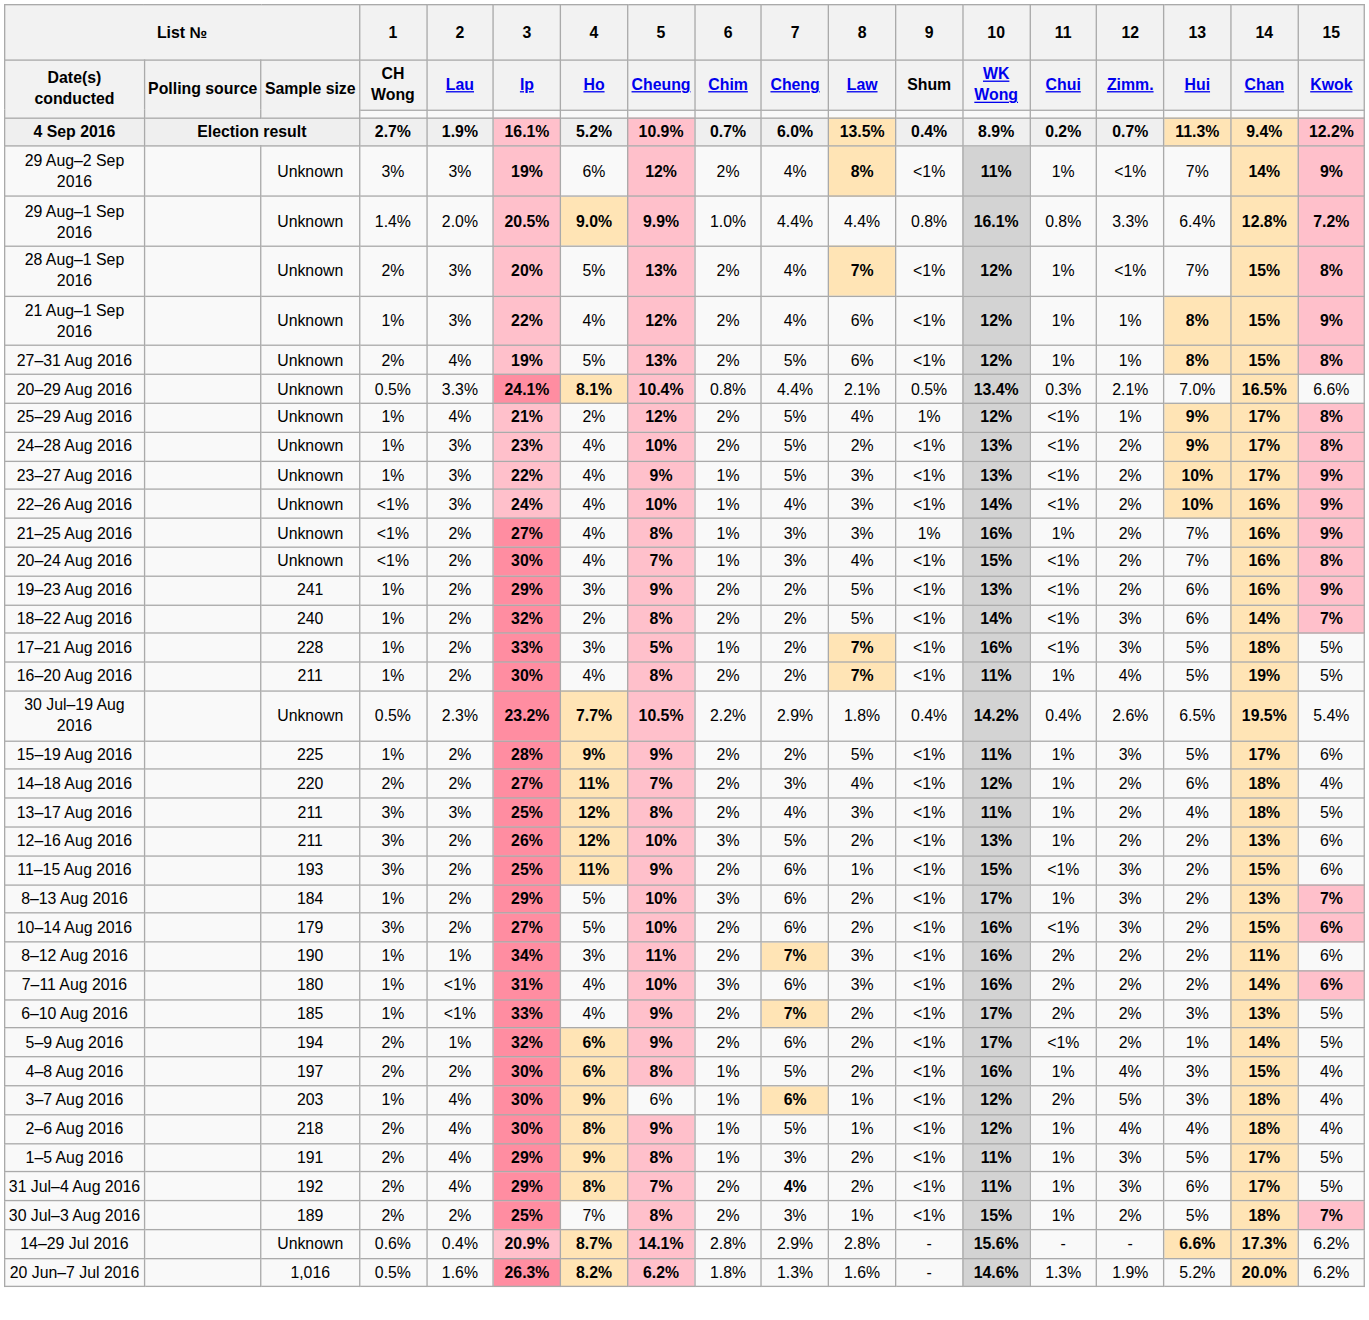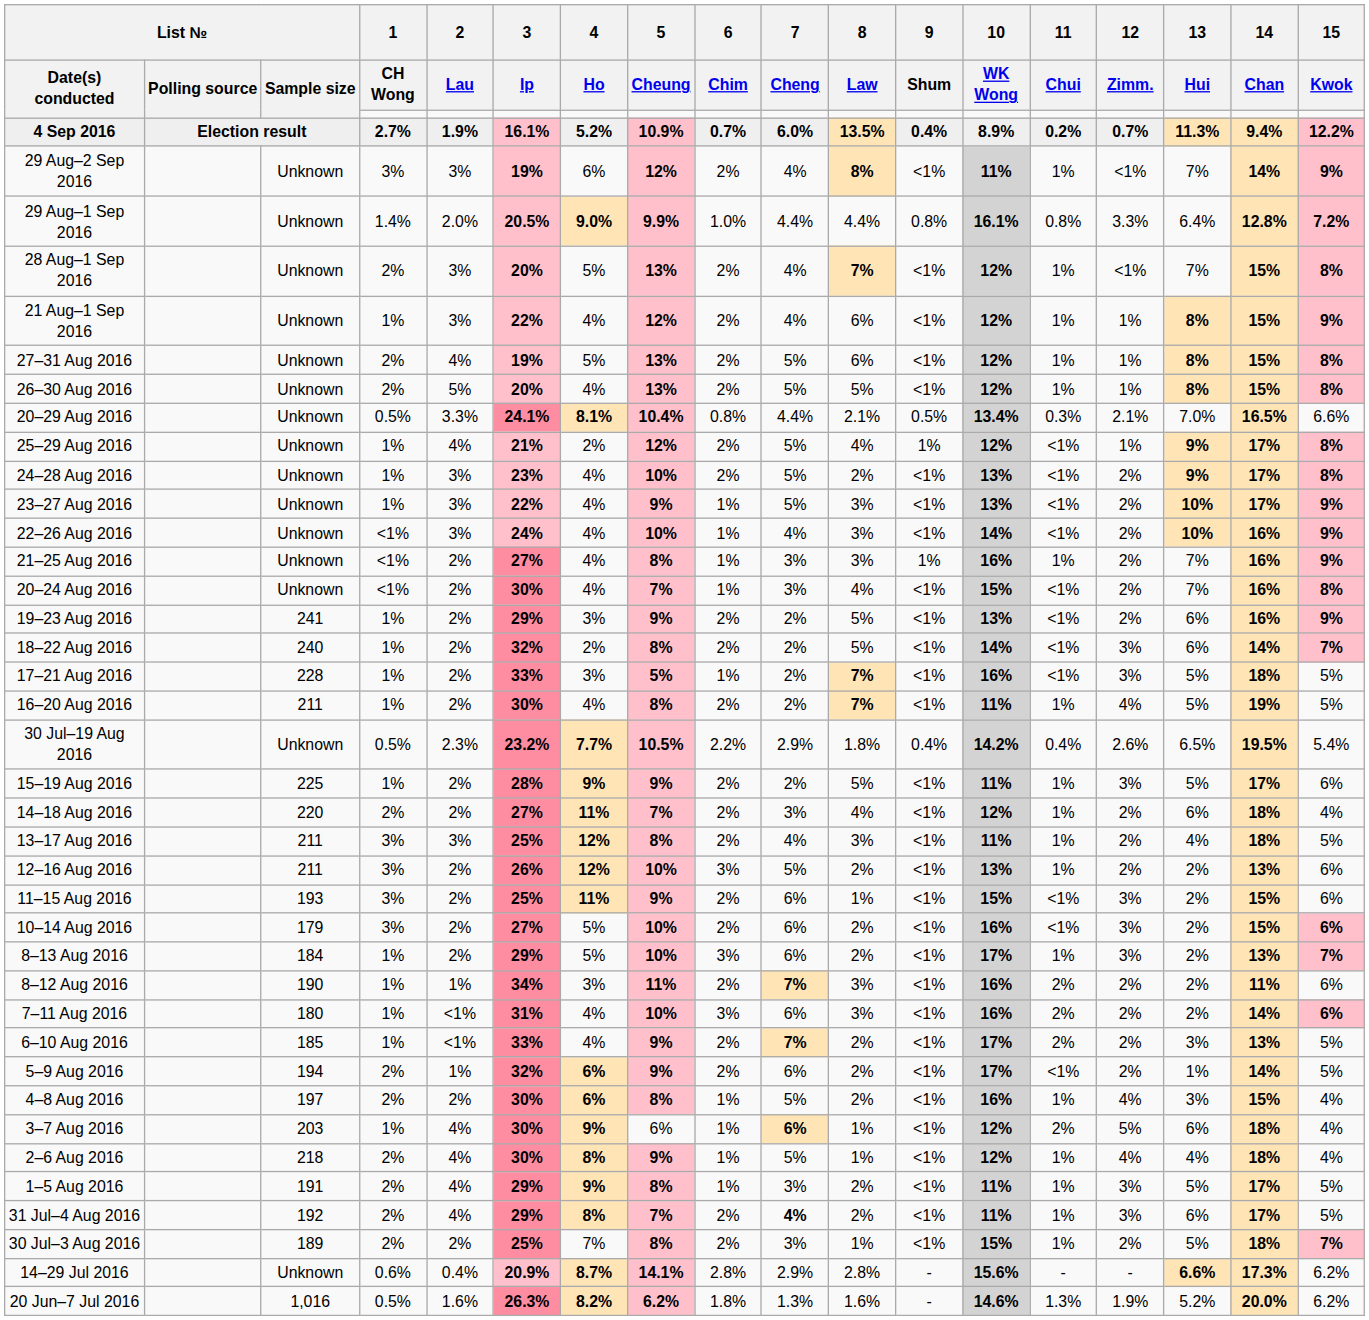+ row: (74, 389)
rows swapped: (74, 928) <-> (74, 899)
(1197, 1100) 3% -> (1197, 1129) 6%
